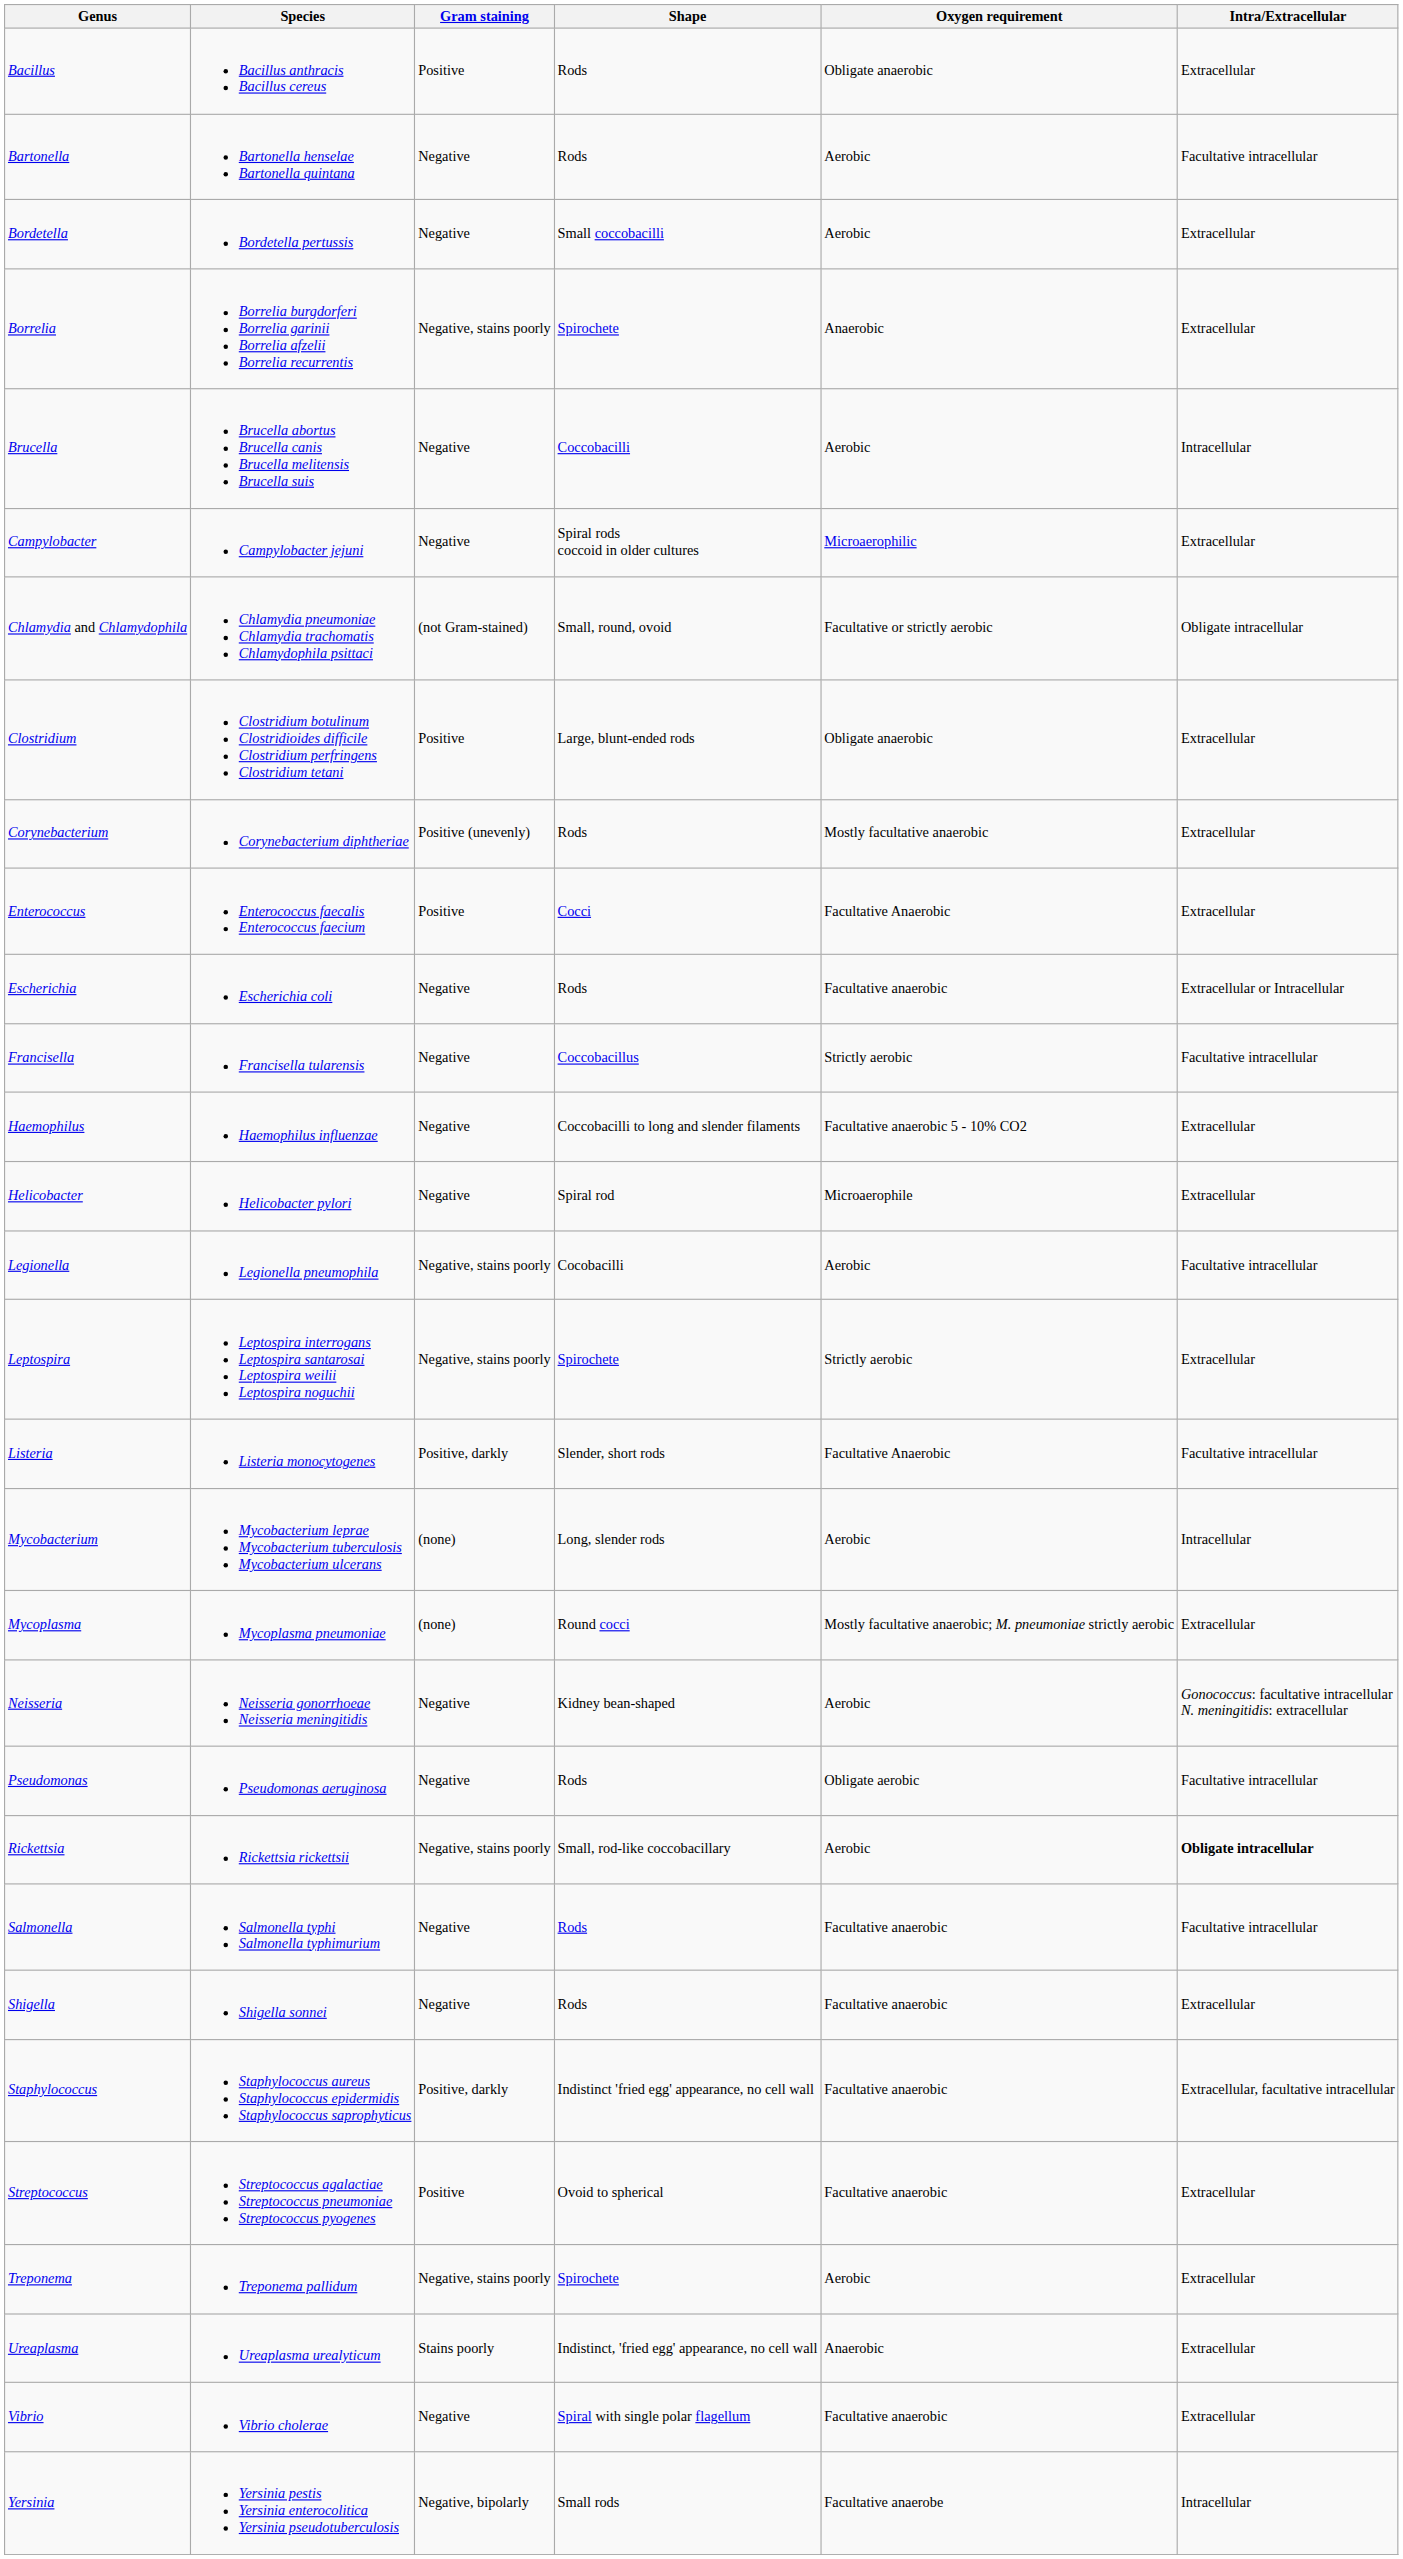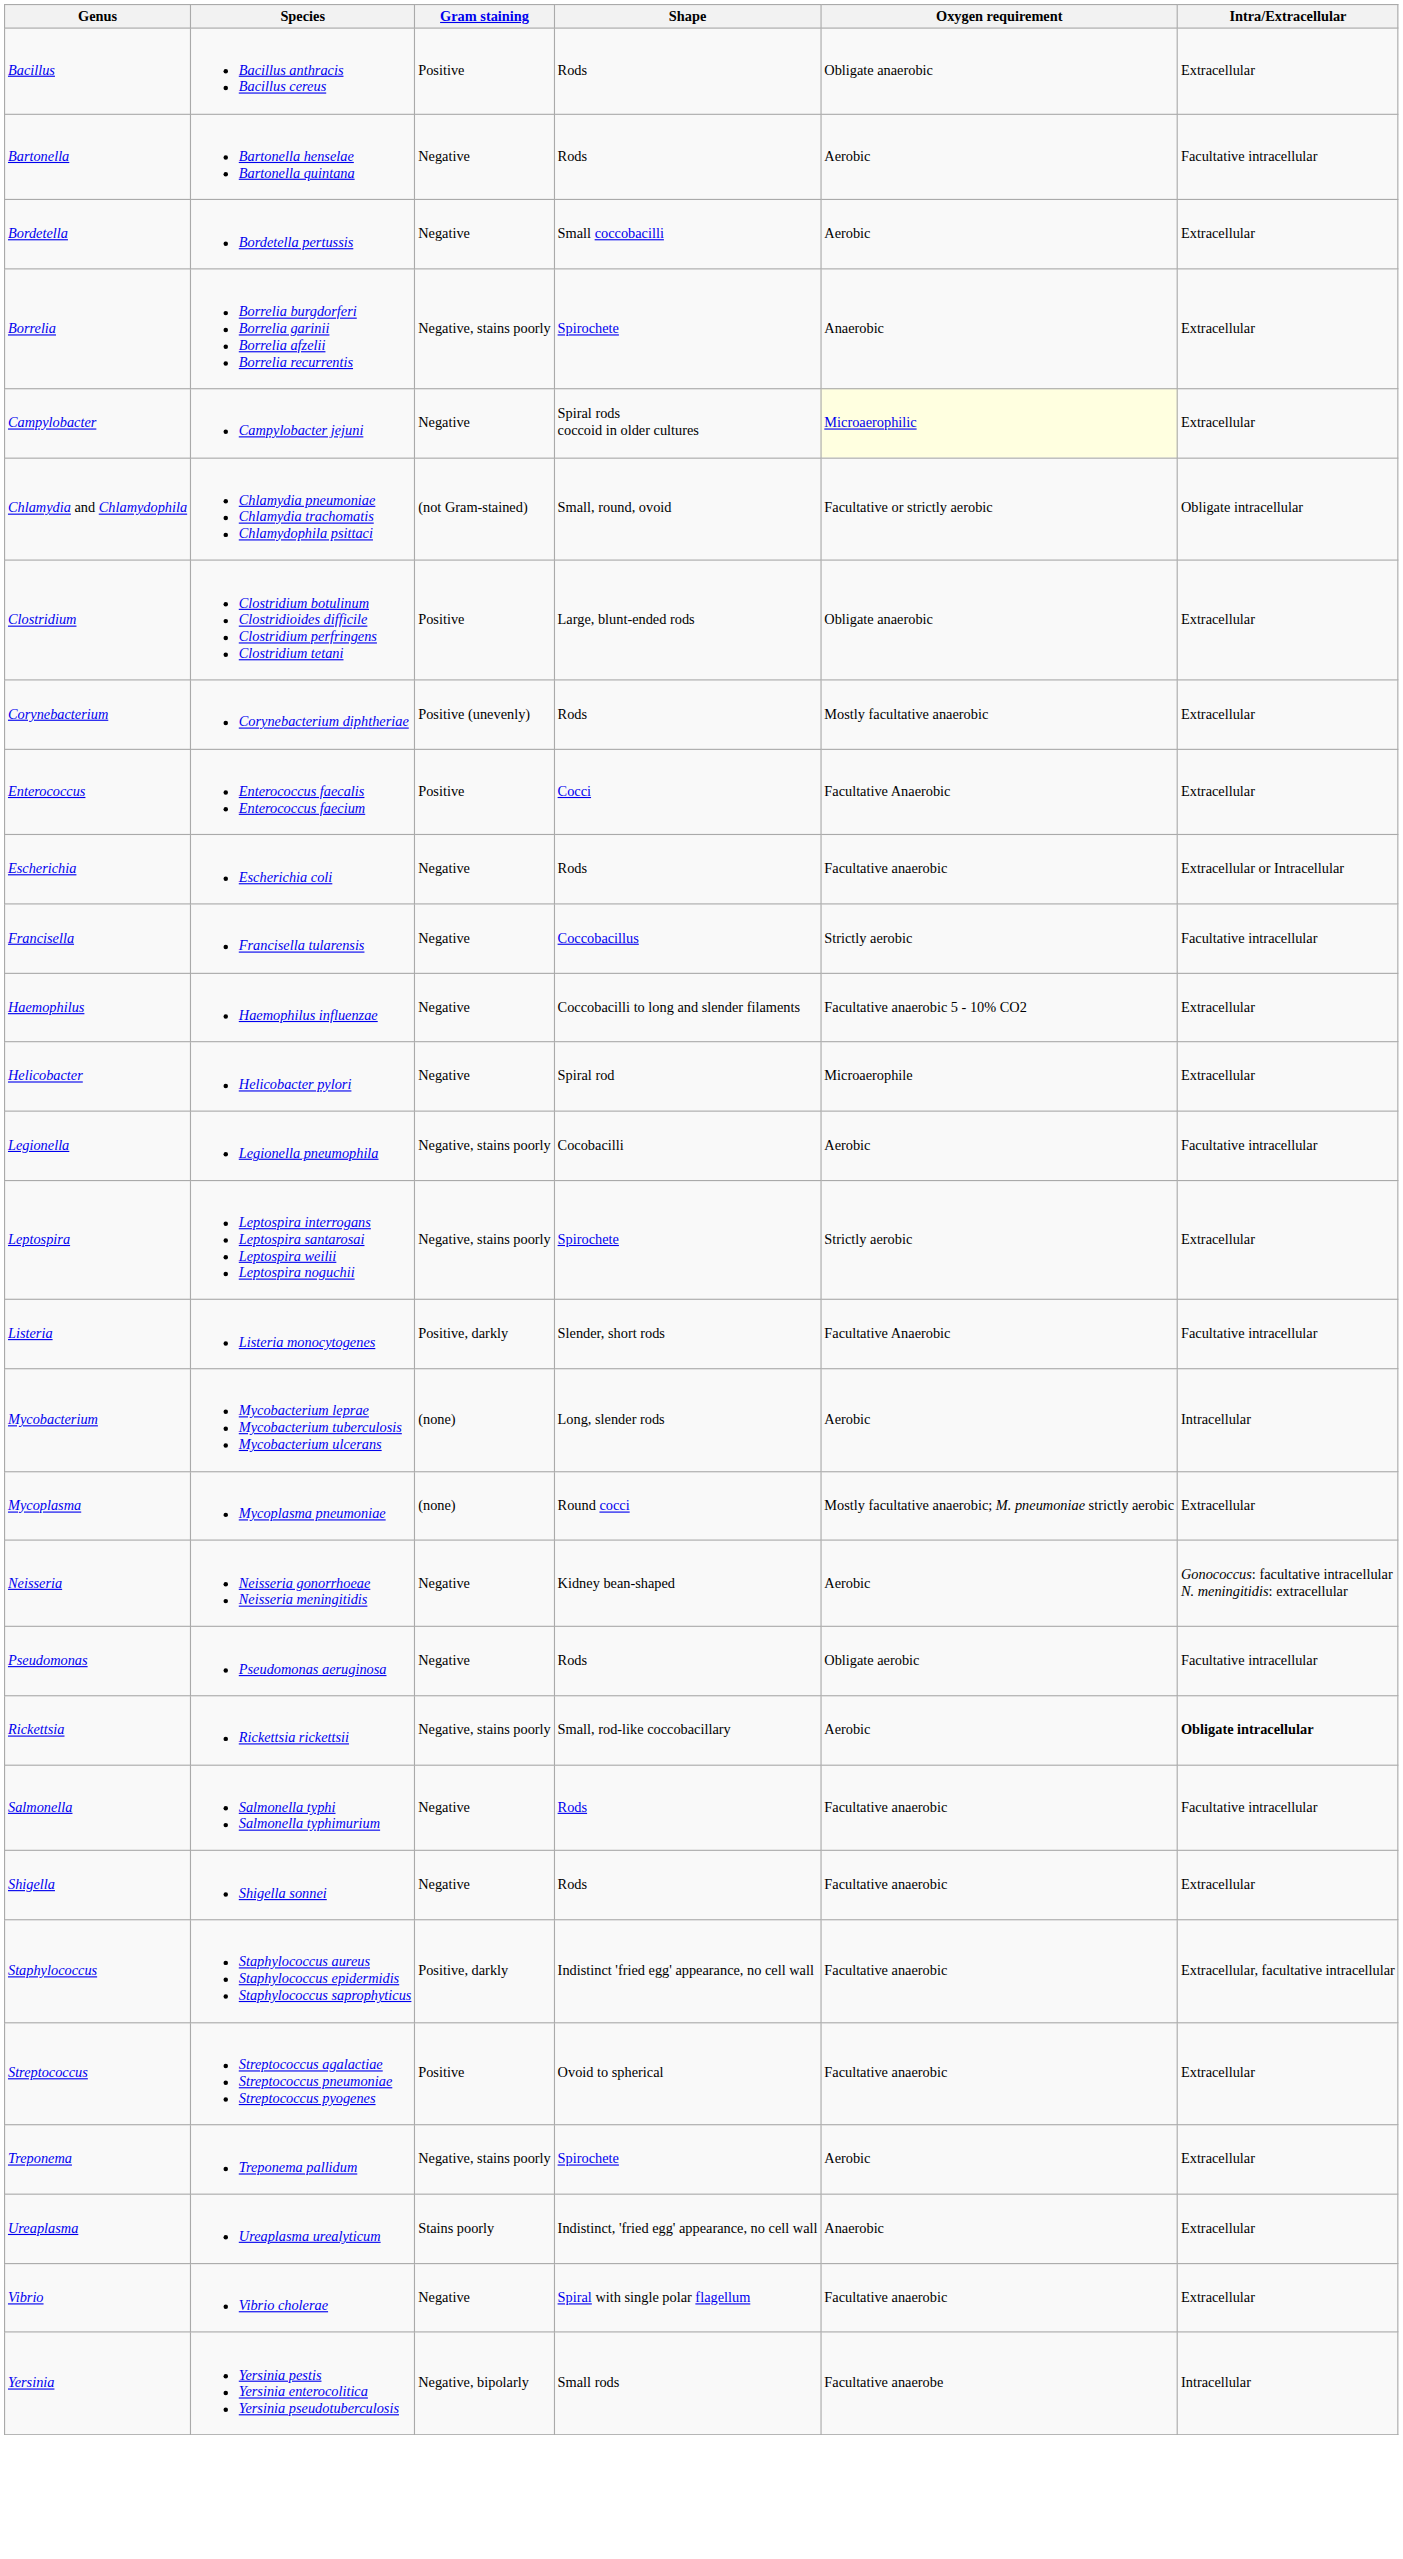- row: (33, 448)
(870, 542) no background -> (870, 422) lightyellow background
